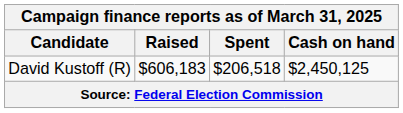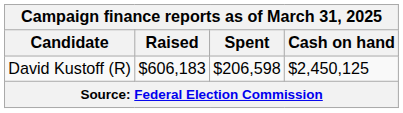(247, 68) $206,518 -> (247, 68) $206,598
